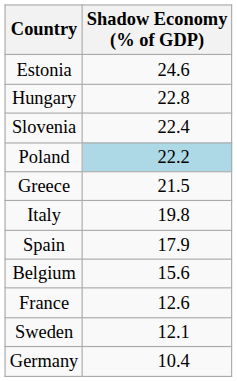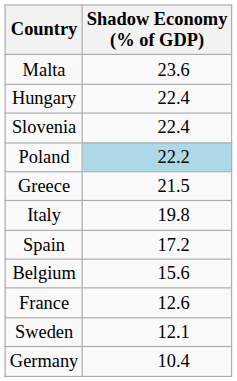- row: (44, 69)
+ row: (44, 69)
(174, 98) 22.8 -> (174, 98) 22.4
(174, 244) 17.9 -> (174, 244) 17.2
